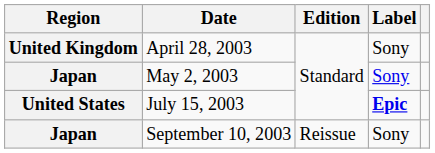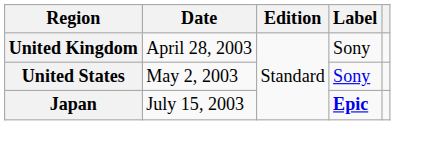(73, 76) Japan -> (73, 76) United States
(73, 104) United States -> (73, 104) Japan
- row: (219, 133)
